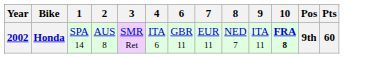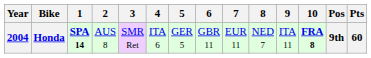+ column: (182, 13)
(18, 37) 2002 -> (18, 37) 2004
(79, 37) normal -> (80, 37) bold
